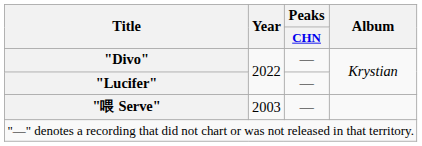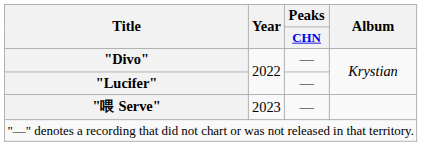(266, 107) 2003 -> (266, 107) 2023
